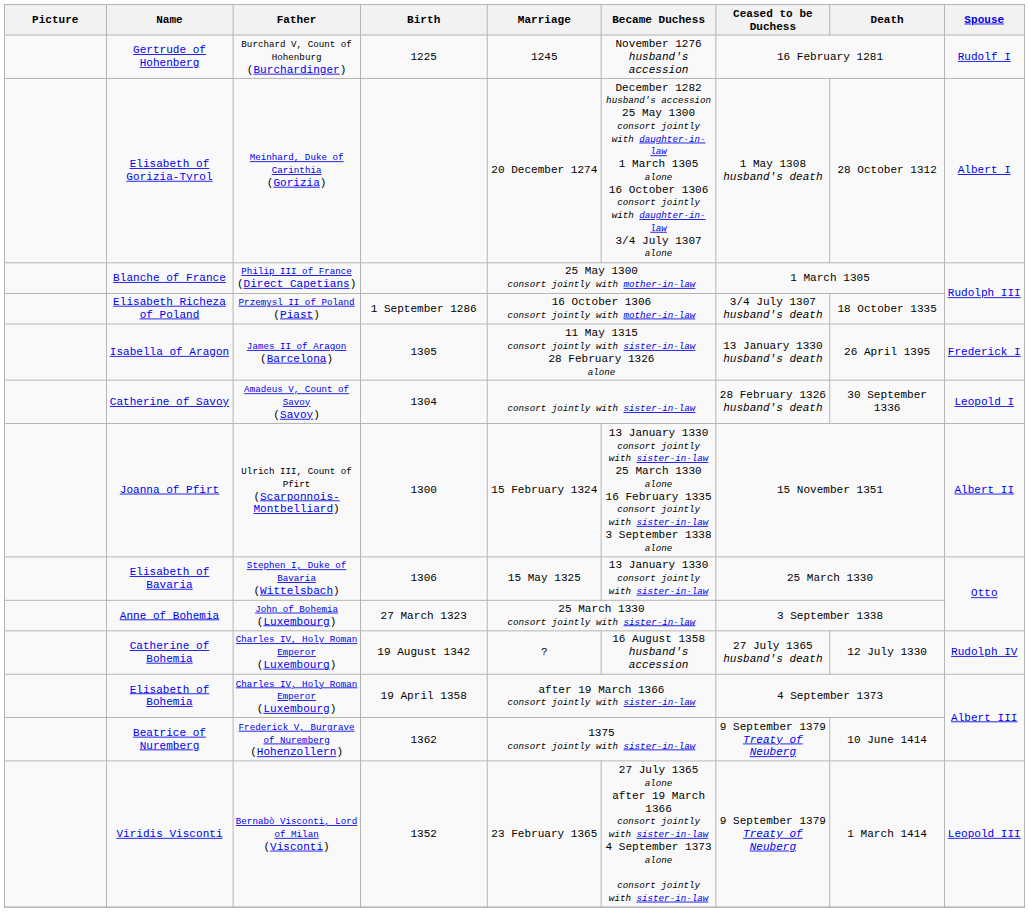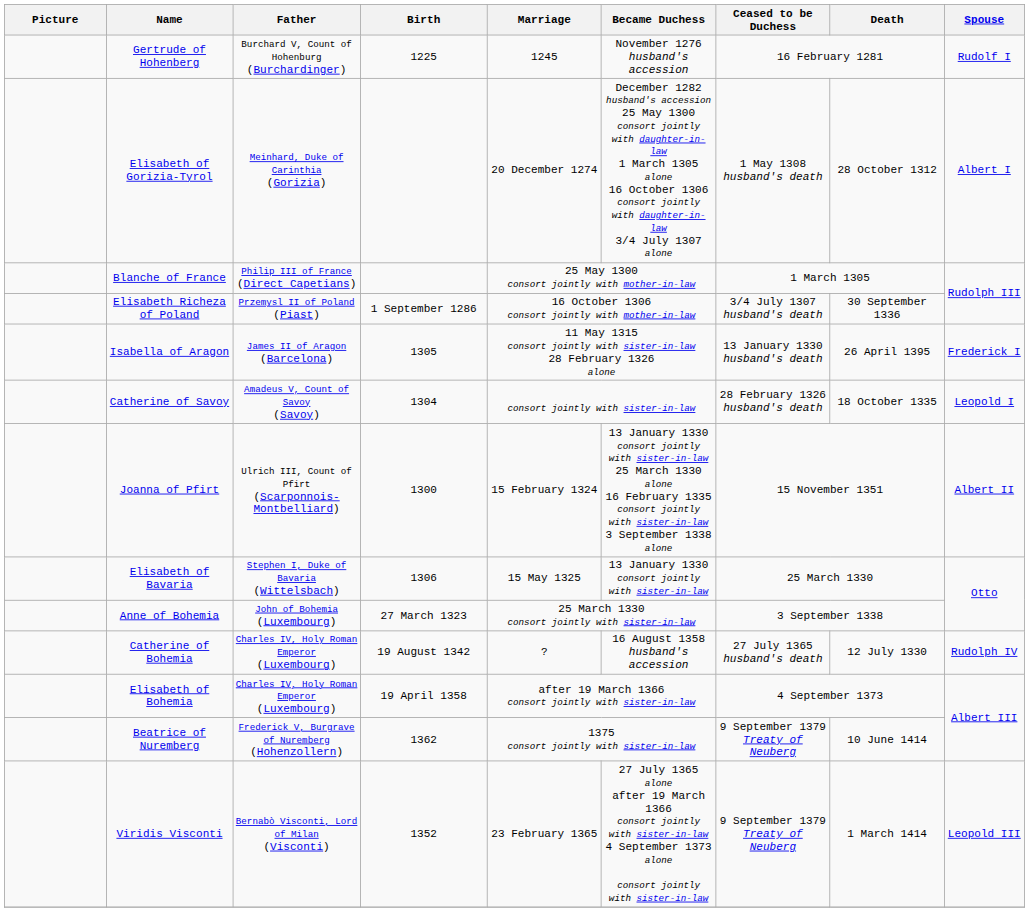(887, 309) 18 October 1335 -> (887, 309) 30 September 1336
(887, 402) 30 September 1336 -> (887, 402) 18 October 1335
